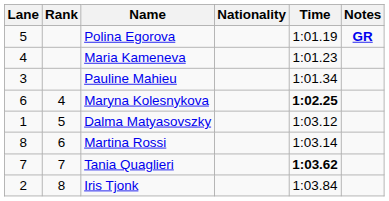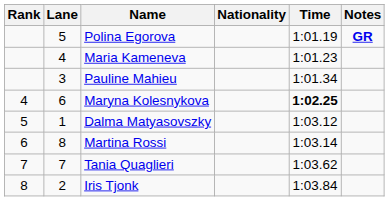columns swapped: (62, 15) <-> (23, 15)
(315, 164) bold -> (315, 164) normal
